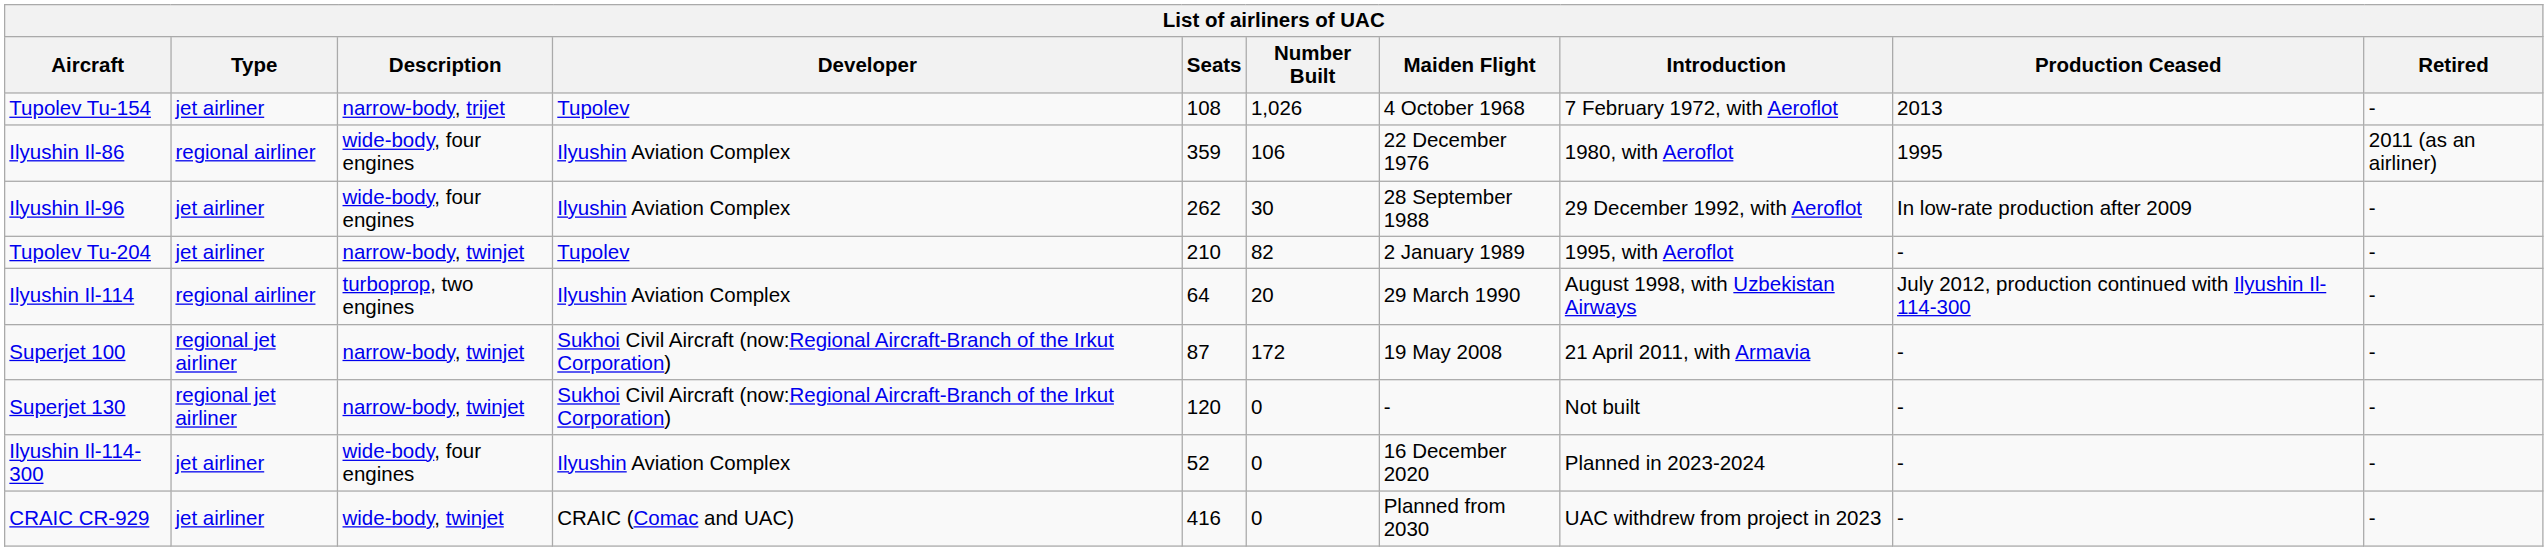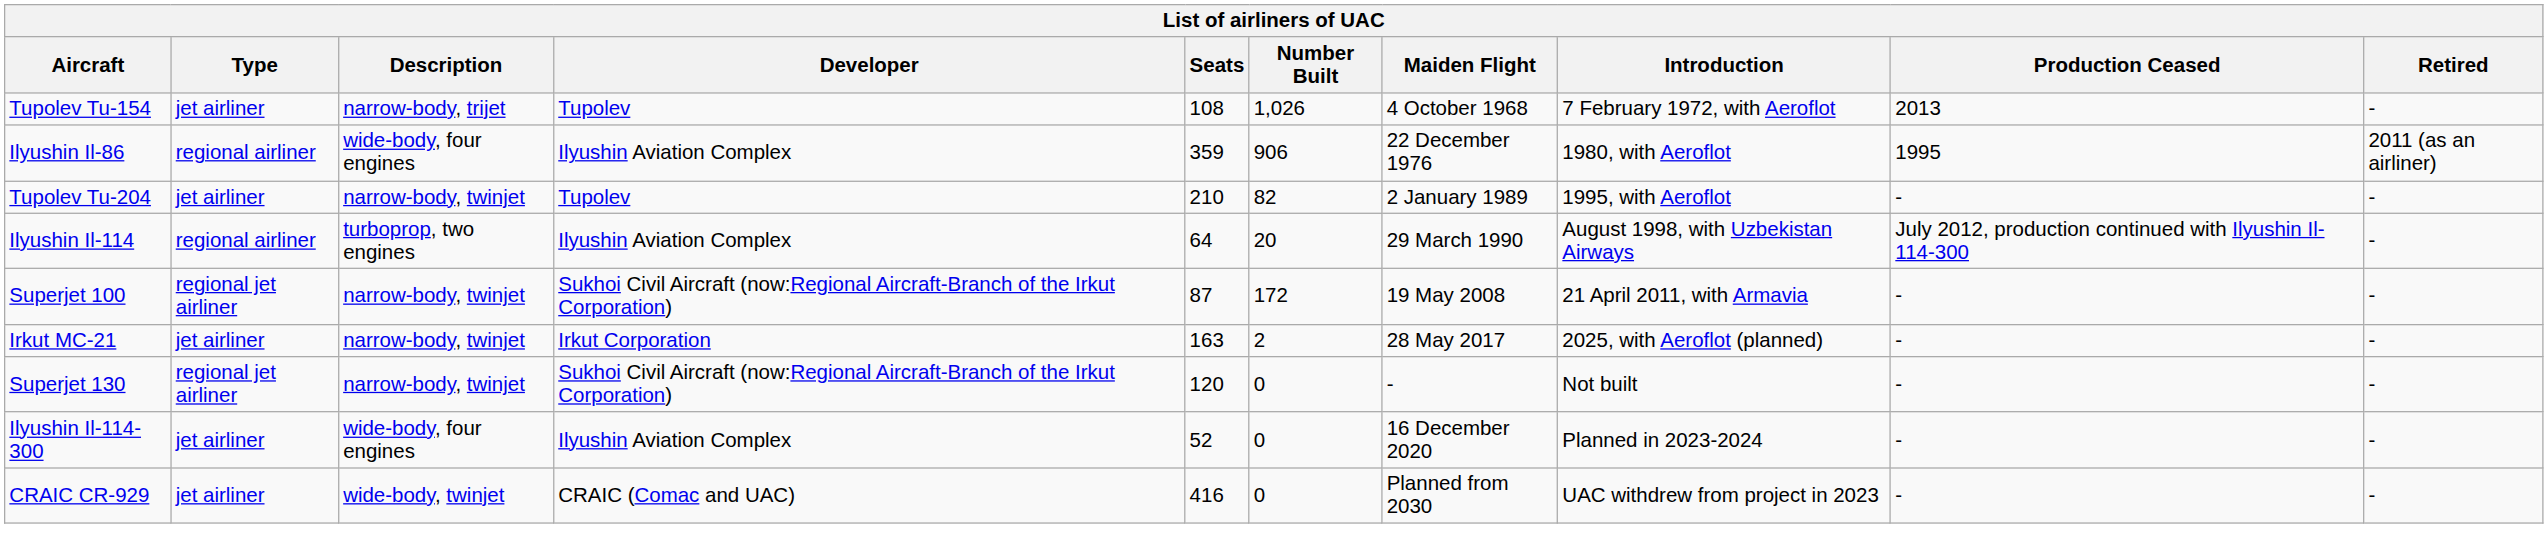(1268, 152) 106 -> (1271, 152) 906
- row: (67, 208)
+ row: (63, 340)
